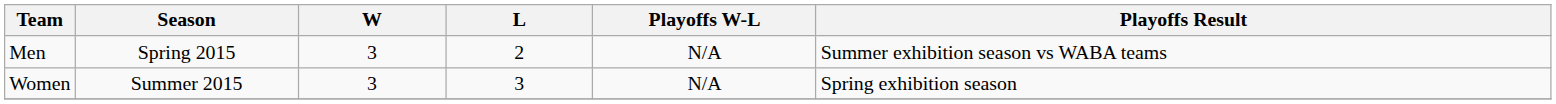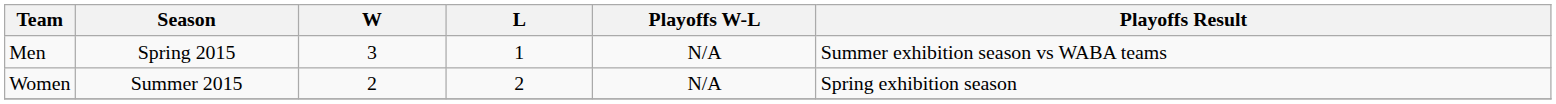(519, 51) 2 -> (519, 51) 1
(372, 83) 3 -> (372, 83) 2
(519, 83) 3 -> (519, 83) 2
